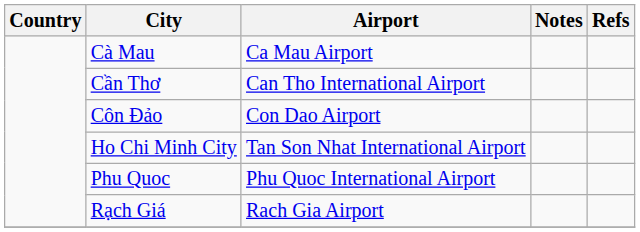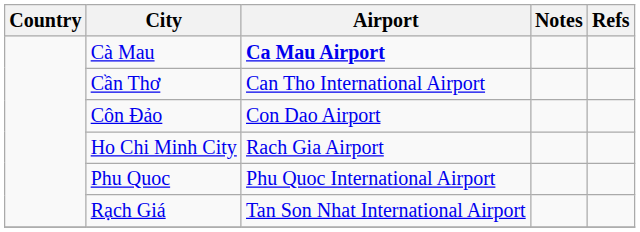(309, 52) normal -> (315, 52) bold
(386, 147) Tan Son Nhat International Airport -> (315, 147) Rach Gia Airport
(315, 210) Rach Gia Airport -> (386, 210) Tan Son Nhat International Airport
